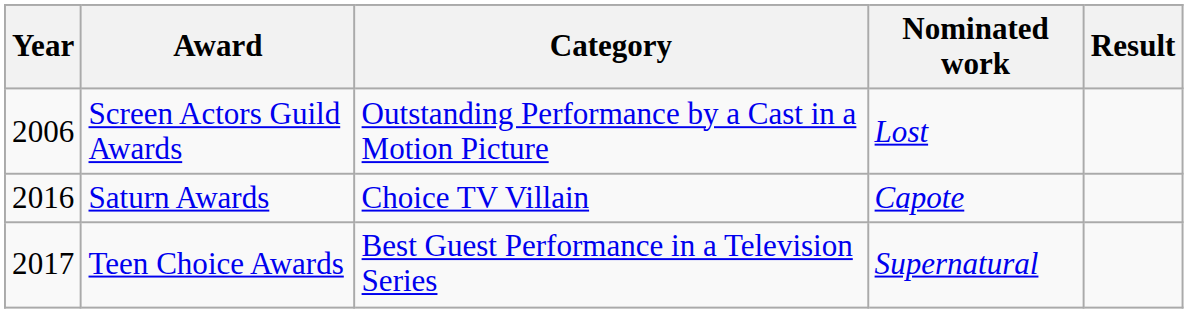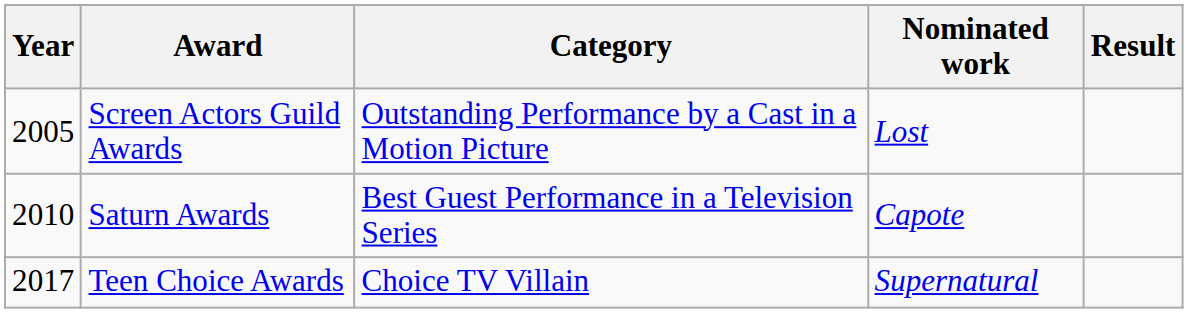(43, 130) 2006 -> (43, 130) 2005
(43, 197) 2016 -> (43, 214) 2010
(475, 197) Choice TV Villain -> (607, 214) Best Guest Performance in a Television Series
(607, 264) Best Guest Performance in a Television Series -> (475, 281) Choice TV Villain
